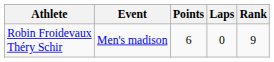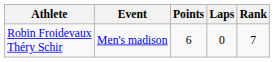(253, 40) 9 -> (253, 40) 7
